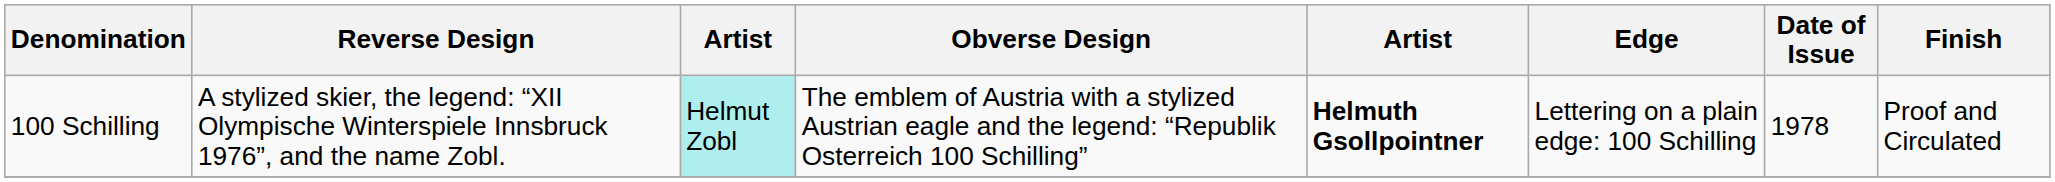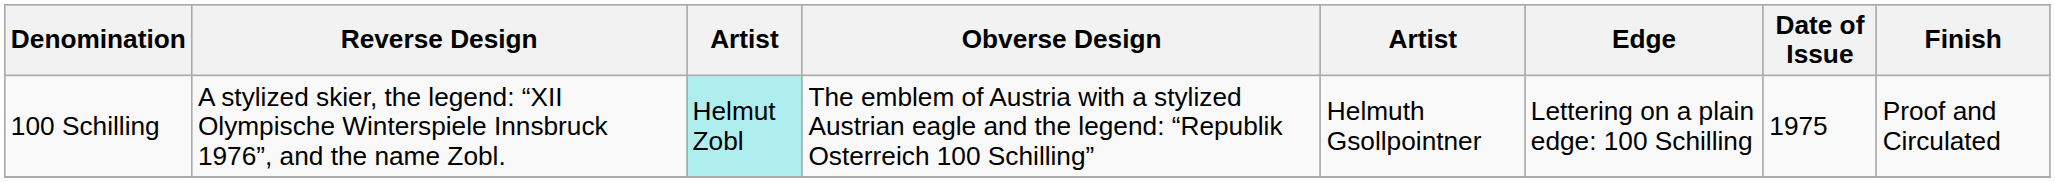(1398, 125) bold -> (1404, 125) normal
(1800, 125) 1978 -> (1798, 125) 1975
